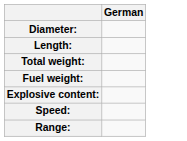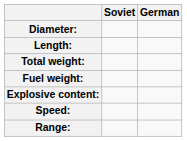+ column: (120, 12)
